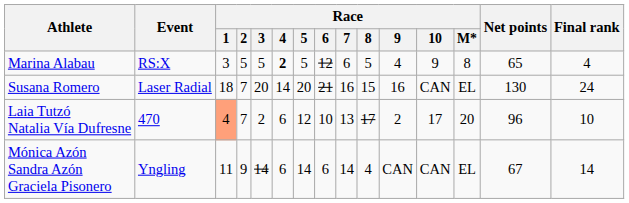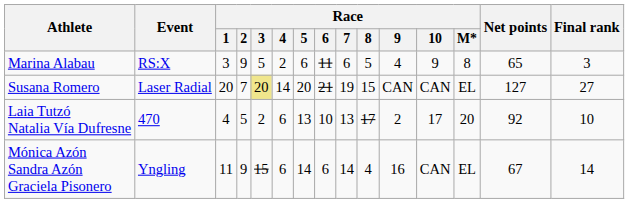(244, 63) 5 -> (244, 63) 9
(283, 63) bold -> (283, 63) normal
(304, 63) 5 -> (304, 63) 6
(325, 63) 12 -> (325, 63) 11
(587, 63) 4 -> (587, 63) 3
(226, 87) 18 -> (226, 87) 20
(261, 87) no background -> (261, 87) khaki background
(347, 87) 16 -> (347, 87) 19
(398, 87) 16 -> (398, 87) CAN
(515, 87) 130 -> (515, 87) 127
(587, 87) 24 -> (587, 87) 27
(226, 120) lightsalmon background -> (226, 120) no background
(244, 120) 7 -> (244, 120) 5
(304, 120) 12 -> (304, 120) 13
(515, 120) 96 -> (515, 120) 92
(261, 169) 14 -> (261, 169) 15
(398, 169) CAN -> (398, 169) 16
